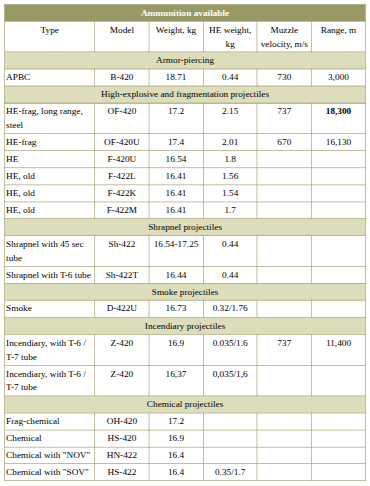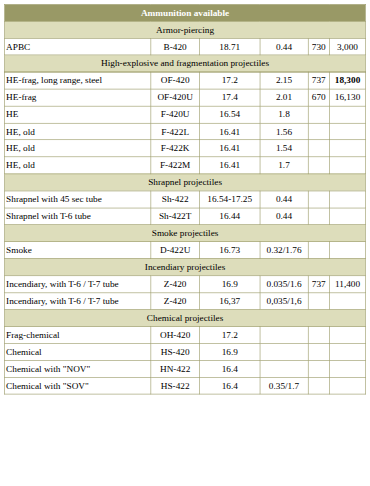- row: (122, 29)
